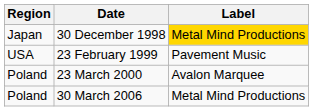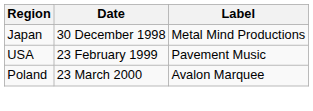(238, 34) gold background -> (238, 34) no background
- row: (99, 95)
